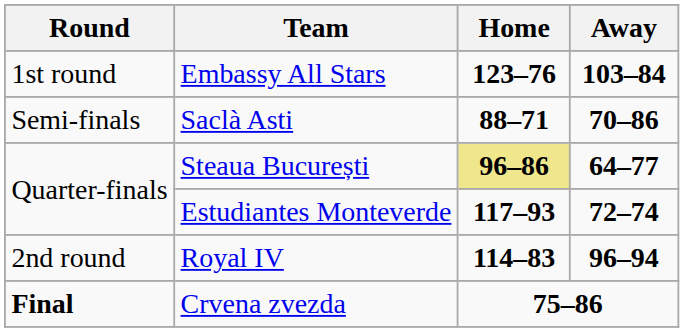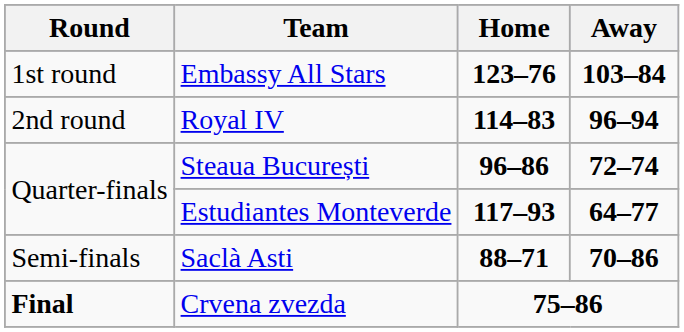rows swapped: (232, 258) <-> (237, 119)
(514, 166) khaki background -> (514, 166) no background
(624, 166) 64–77 -> (624, 166) 72–74
(624, 212) 72–74 -> (624, 212) 64–77
